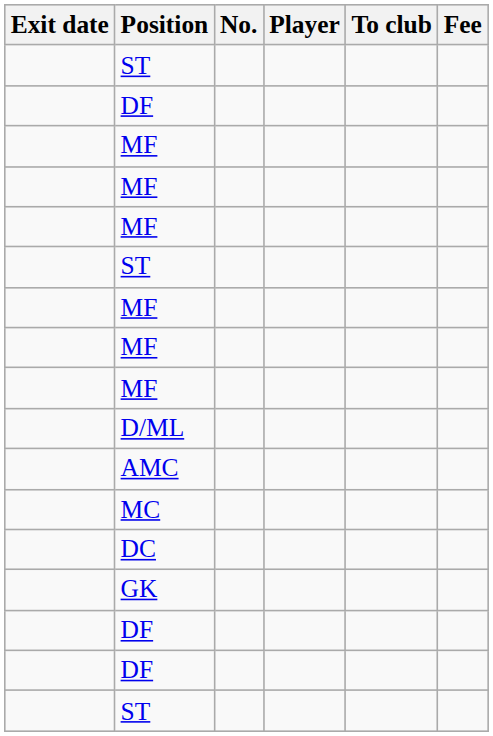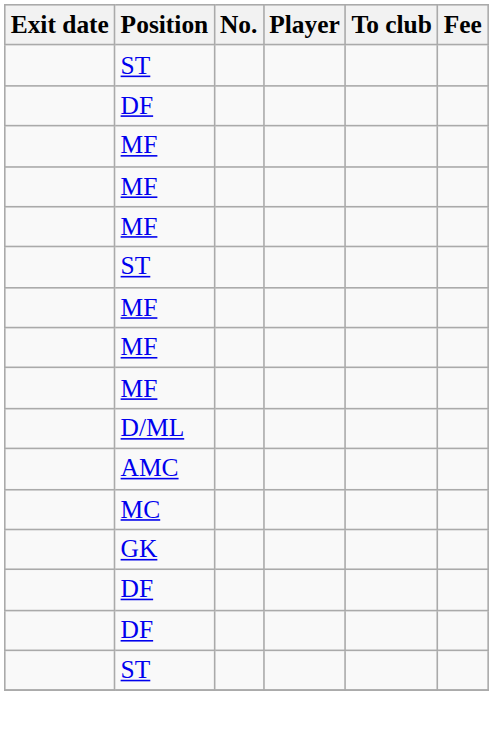- row: (60, 549)
